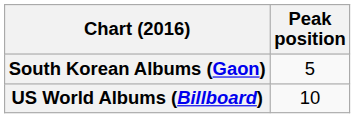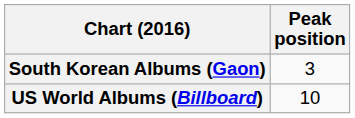(310, 68) 5 -> (310, 68) 3
